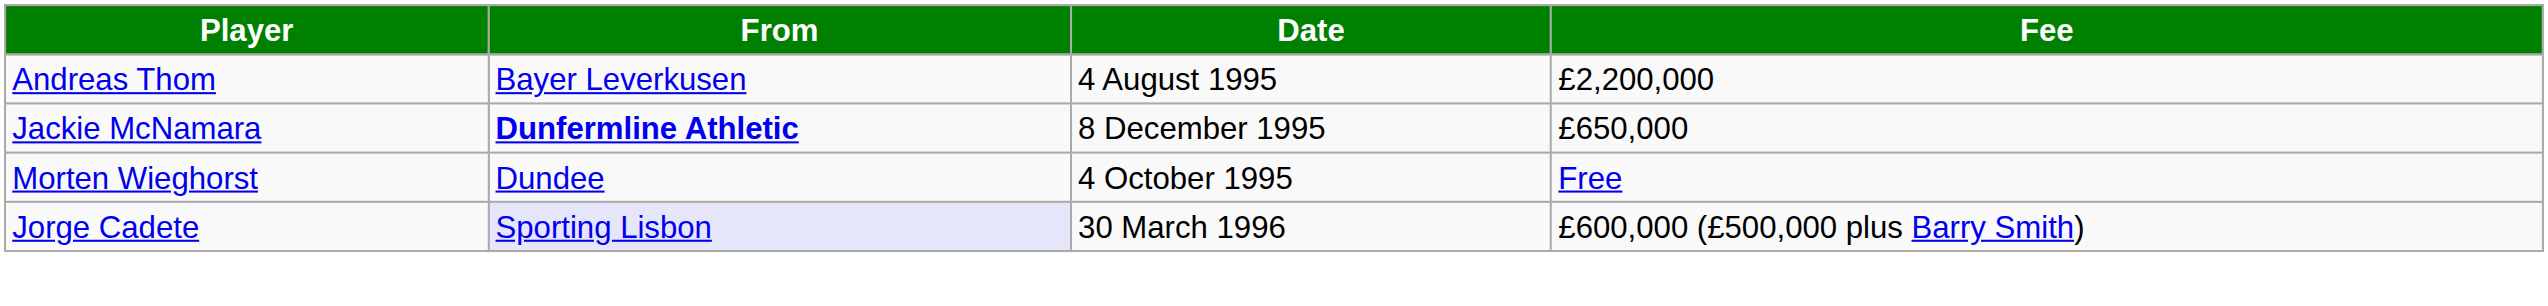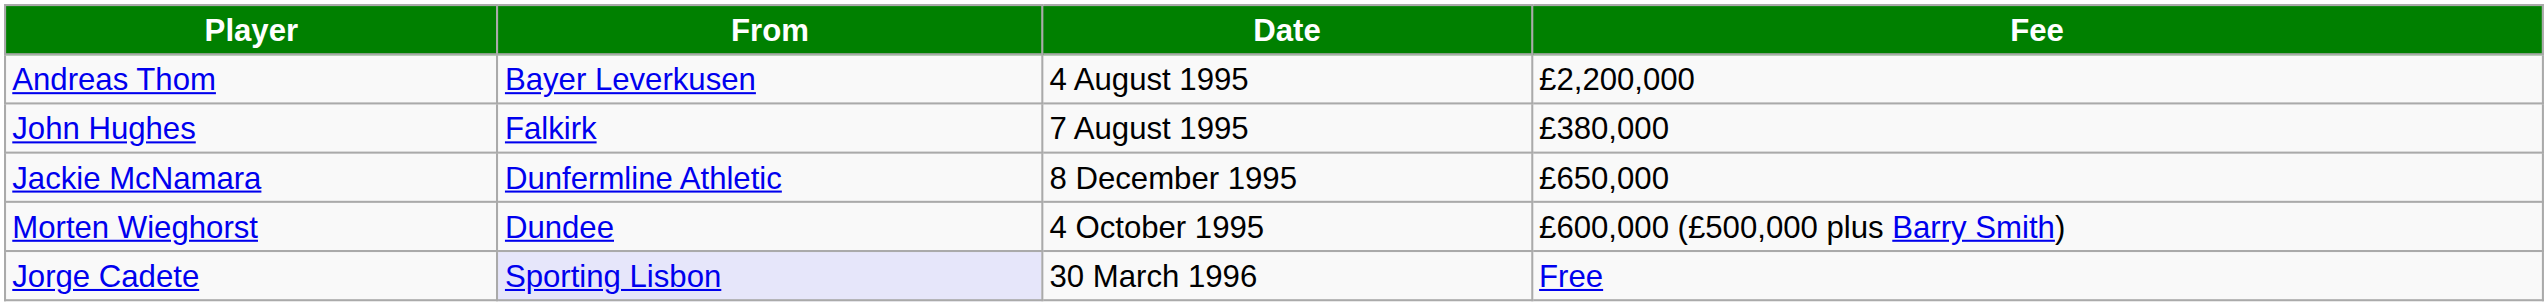+ row: (104, 129)
(647, 129) bold -> (643, 178) normal
(1590, 178) Free -> (1802, 227) £600,000 (£500,000 plus Barry Smith)
(1821, 227) £600,000 (£500,000 plus Barry Smith) -> (1571, 277) Free
